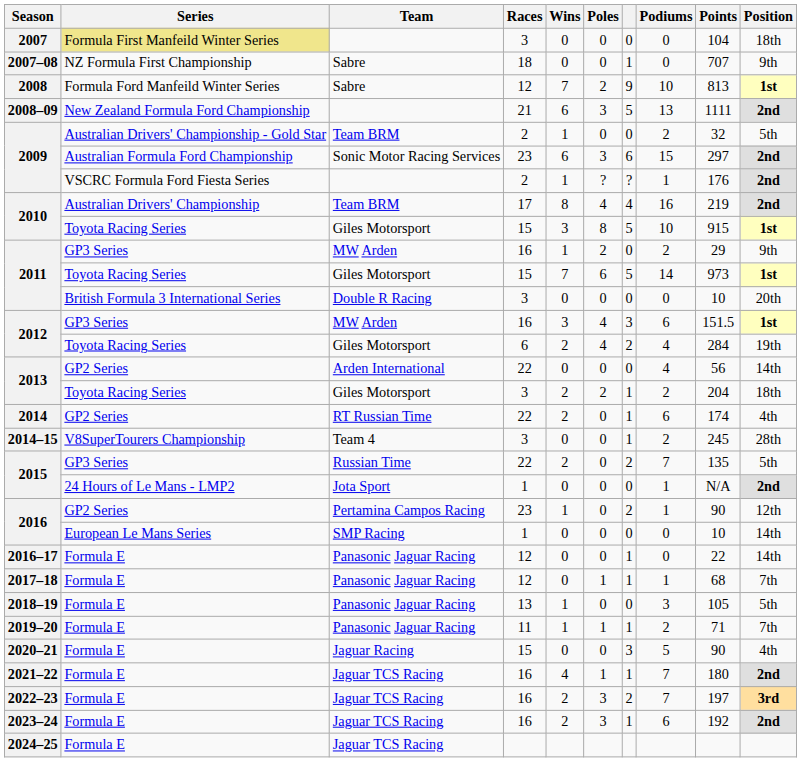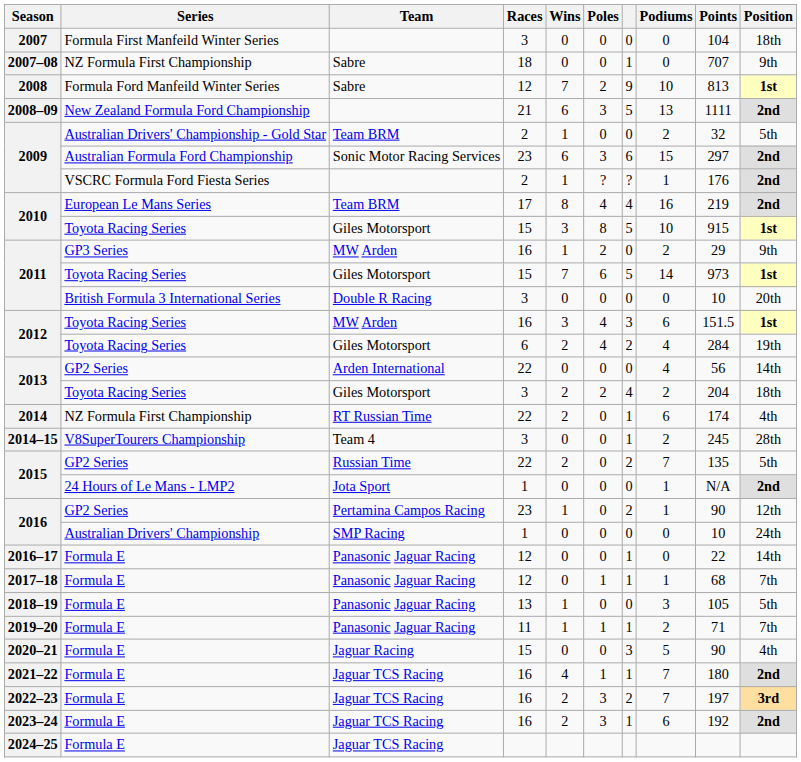(172, 40) khaki background -> (172, 40) no background
(162, 204) Australian Drivers' Championship -> (138, 204) European Le Mans Series
(96, 322) GP3 Series -> (125, 322) Toyota Racing Series
(629, 392) 1 -> (629, 392) 4
(96, 416) GP2 Series -> (158, 416) NZ Formula First Championship
(96, 463) GP3 Series -> (96, 463) GP2 Series
(138, 533) European Le Mans Series -> (162, 533) Australian Drivers' Championship
(768, 533) 14th -> (768, 533) 24th
